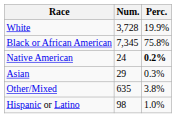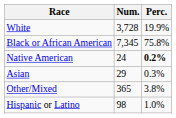(124, 89) 635 -> (124, 89) 365
